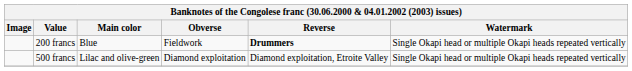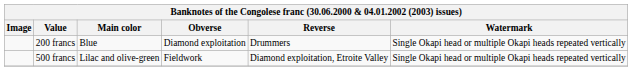(183, 43) Fieldwork -> (205, 43) Diamond exploitation
(272, 43) bold -> (270, 43) normal
(205, 58) Diamond exploitation -> (183, 58) Fieldwork
